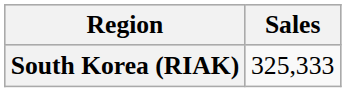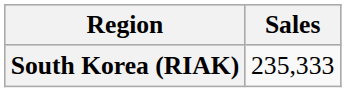(293, 65) 325,333 -> (293, 65) 235,333
